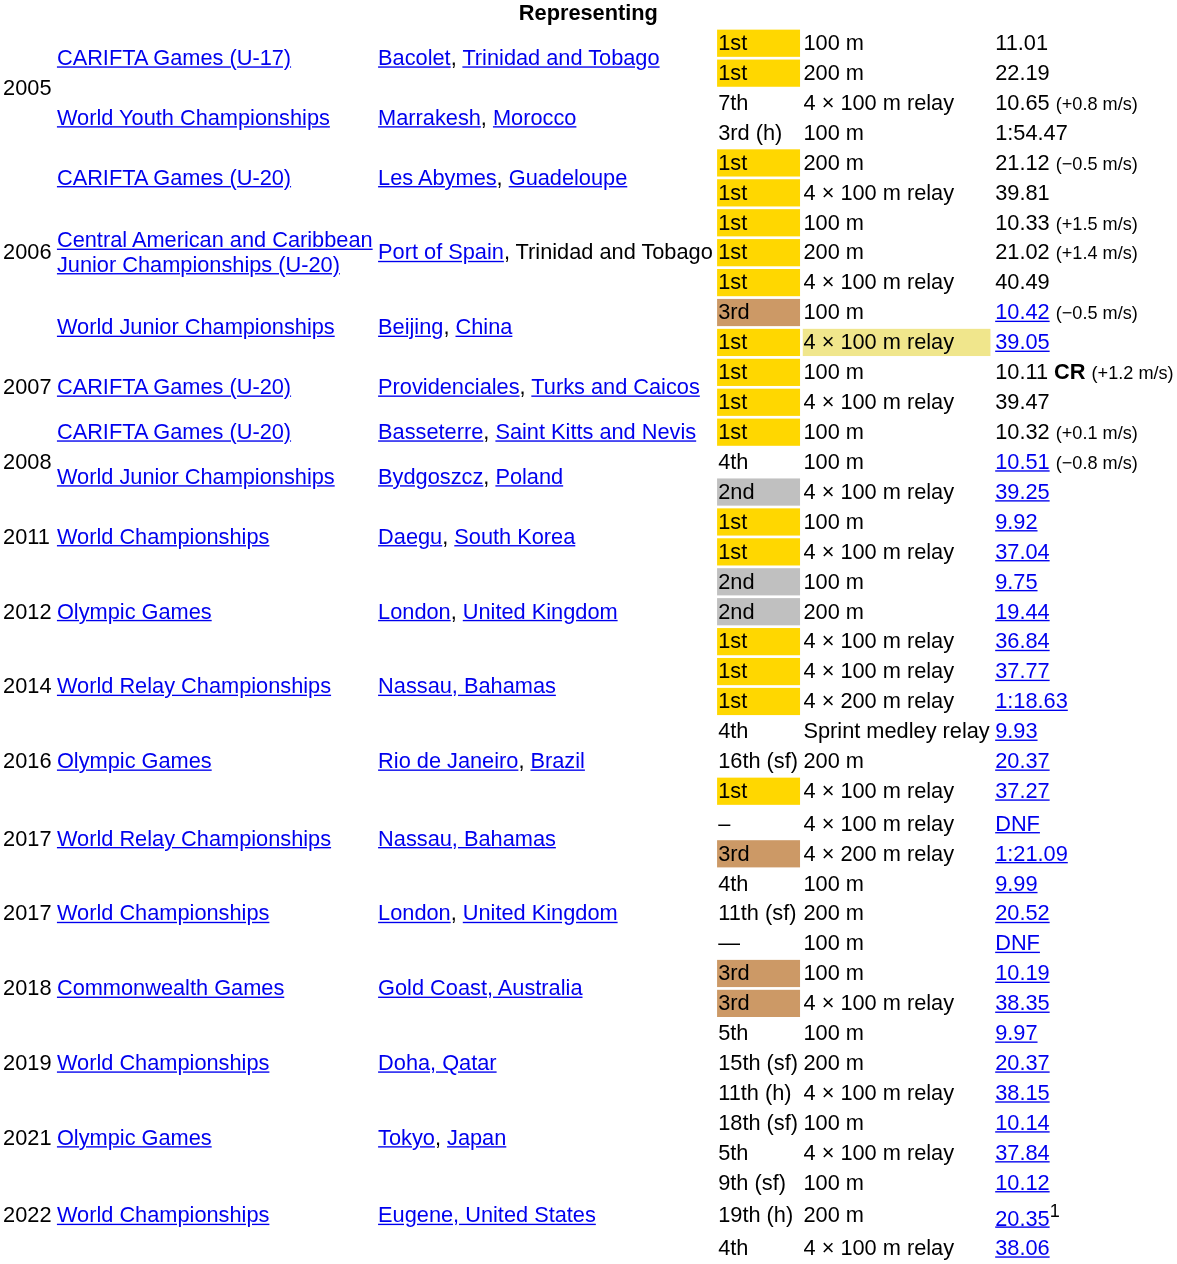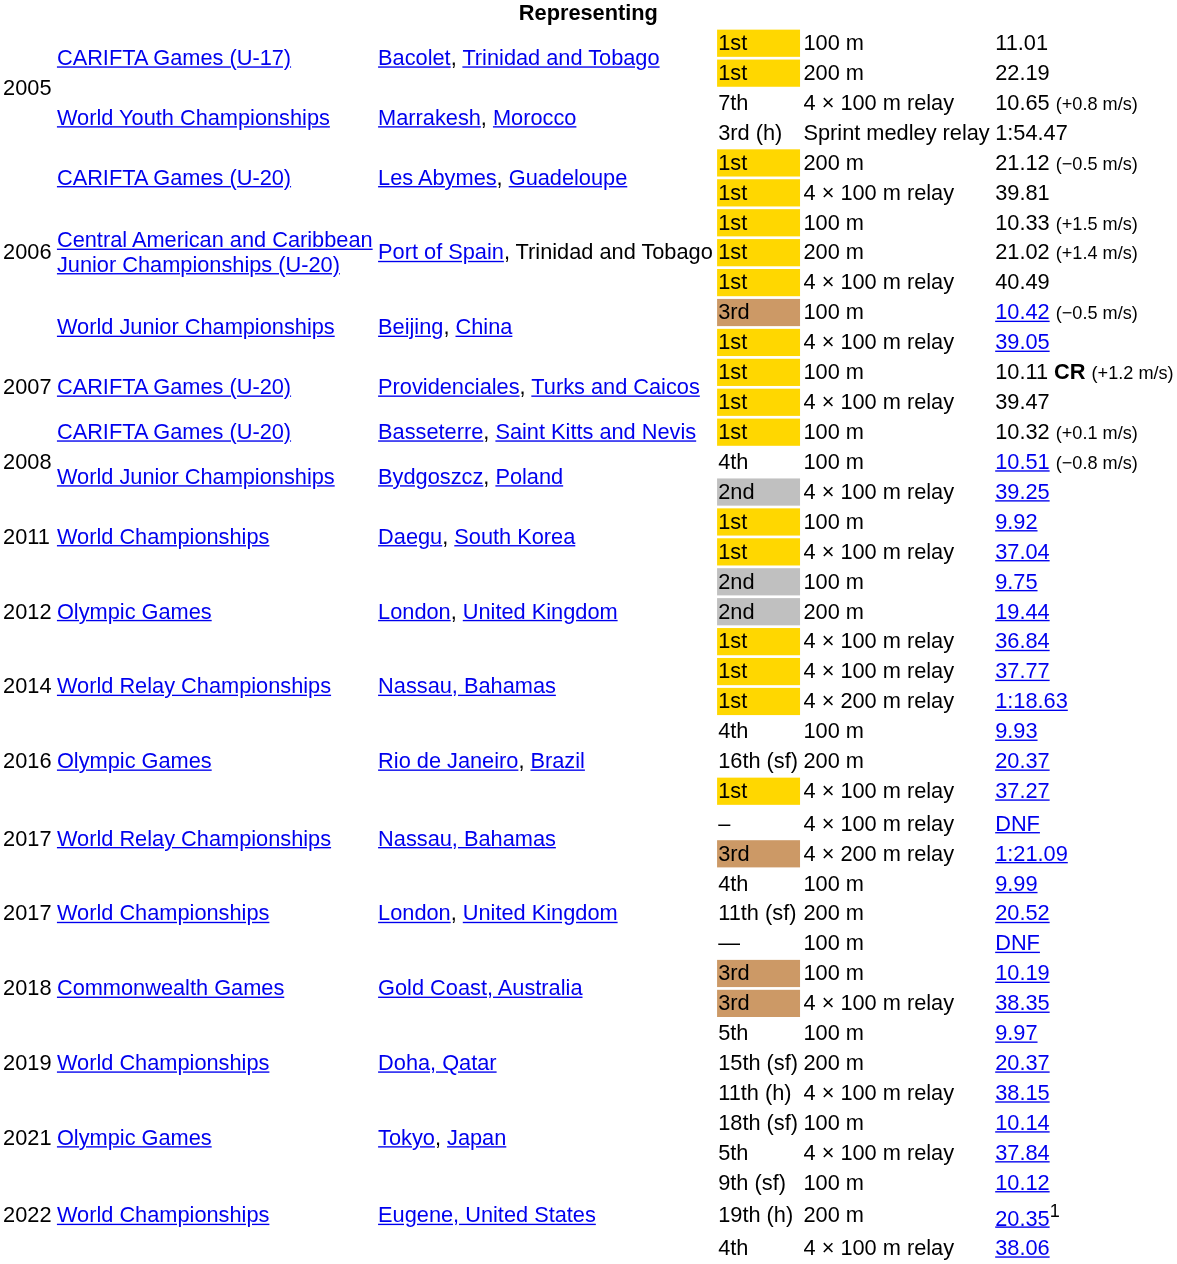(834, 132) 100 m -> (897, 132) Sprint medley relay
(879, 342) khaki background -> (879, 342) no background
(897, 731) Sprint medley relay -> (834, 731) 100 m
